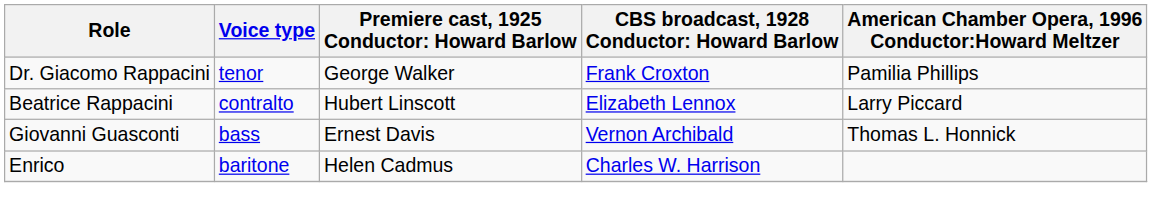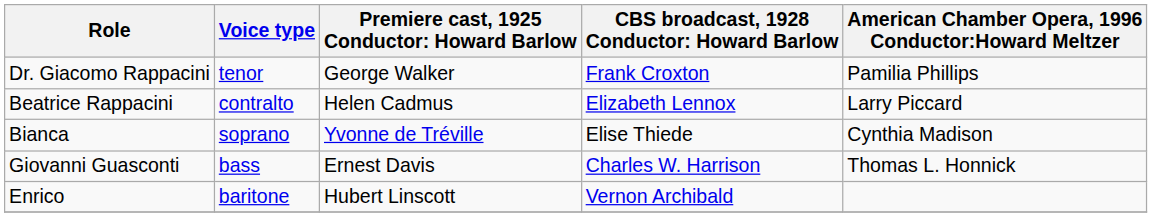(390, 103) Hubert Linscott -> (389, 103) Helen Cadmus
+ row: (39, 134)
(659, 134) Vernon Archibald -> (673, 165) Charles W. Harrison
(389, 165) Helen Cadmus -> (390, 196) Hubert Linscott
(673, 165) Charles W. Harrison -> (659, 196) Vernon Archibald
